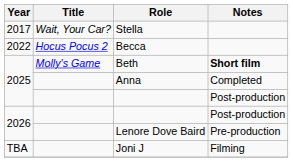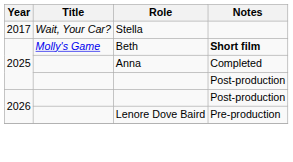- row: (19, 47)
- row: (17, 149)
